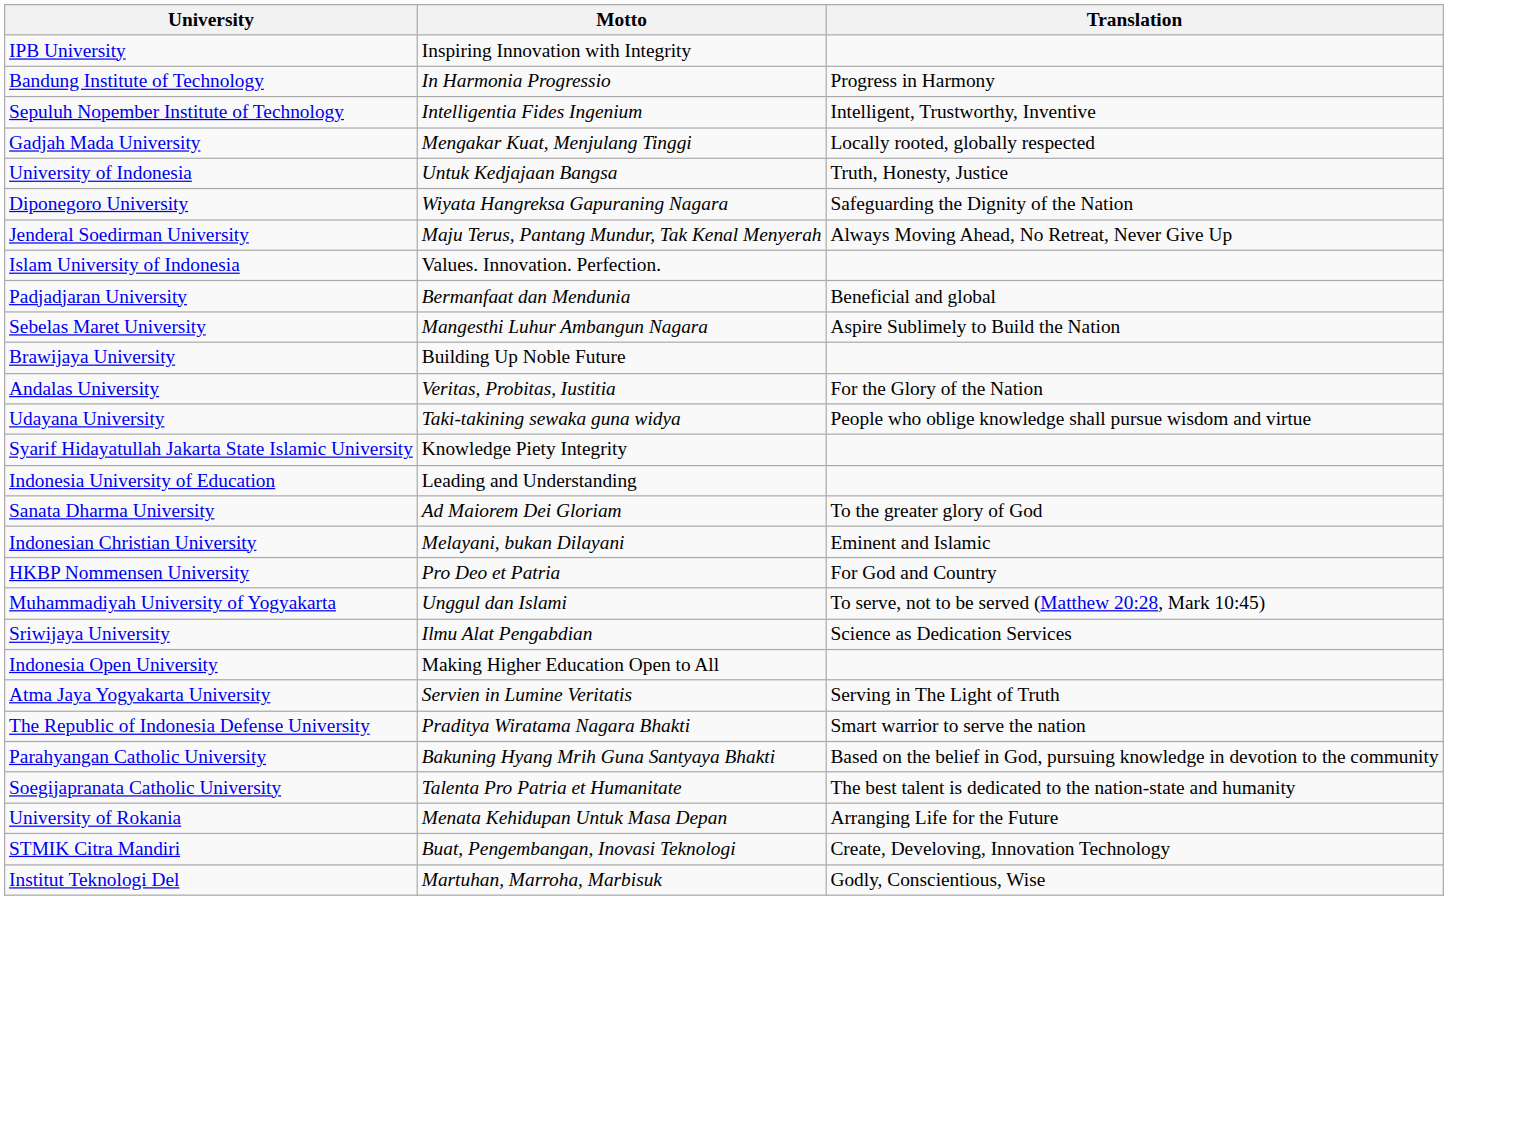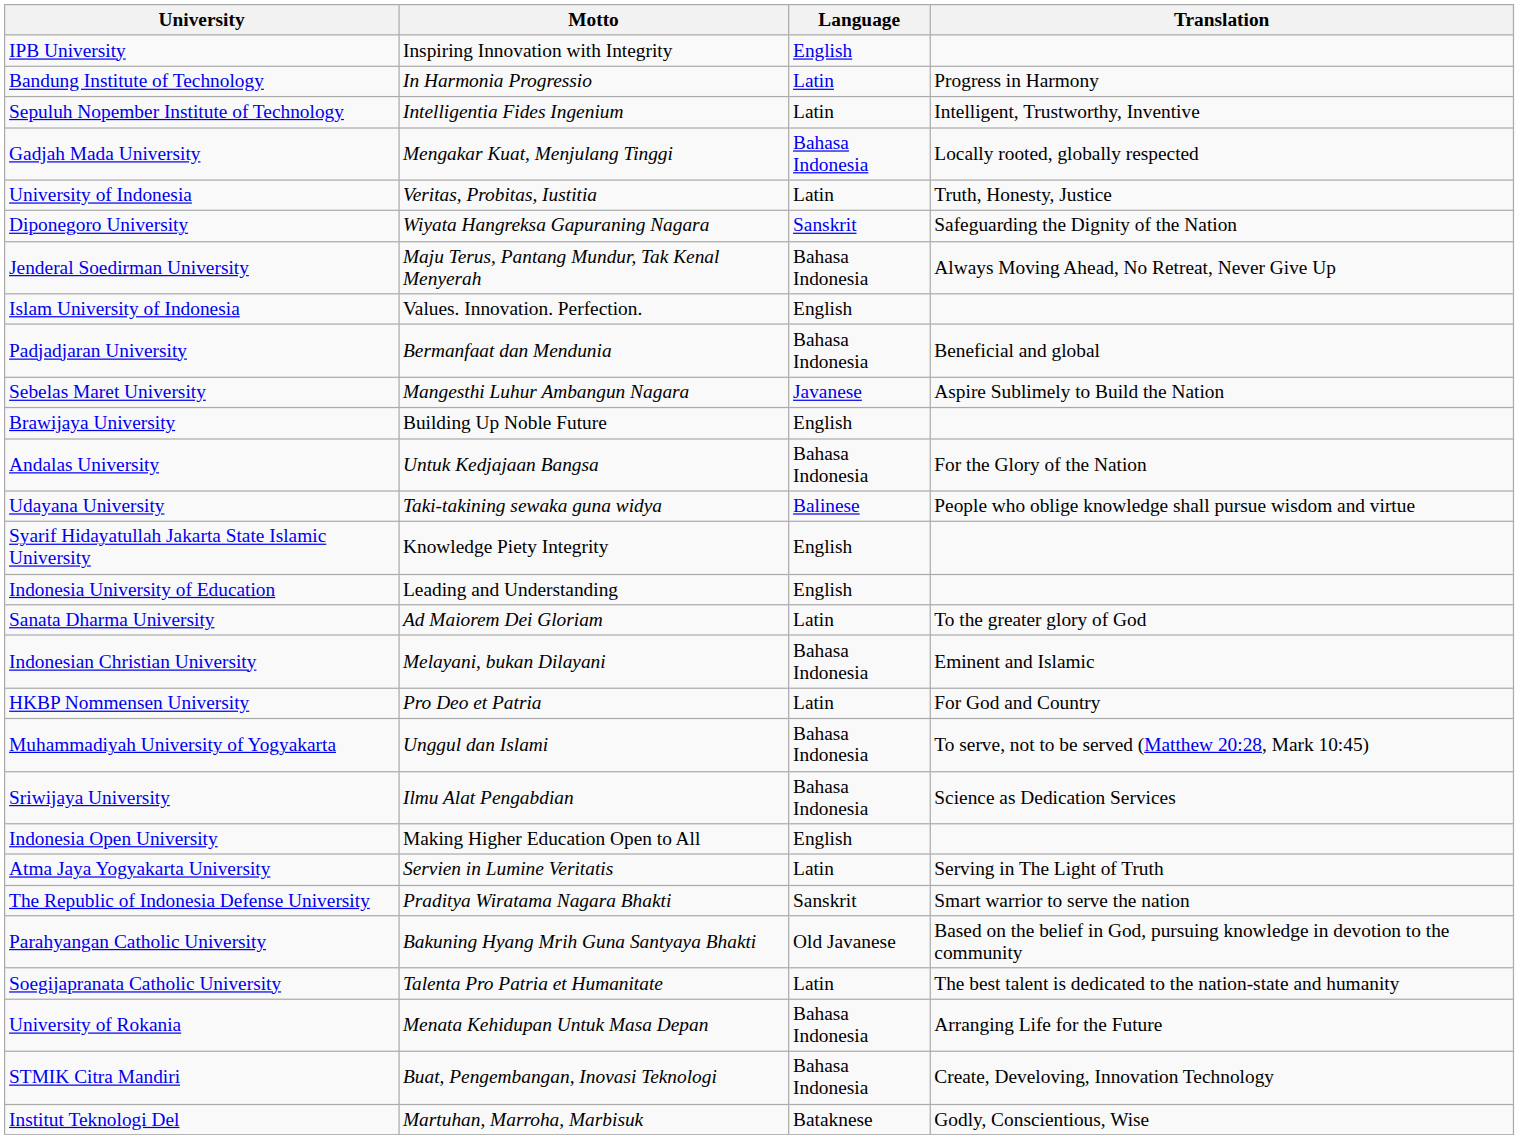+ column: (859, 19)
(520, 173) Untuk Kedjajaan Bangsa -> (500, 195) Veritas, Probitas, Iustitia
(519, 388) Veritas, Probitas, Iustitia -> (501, 464) Untuk Kedjajaan Bangsa
